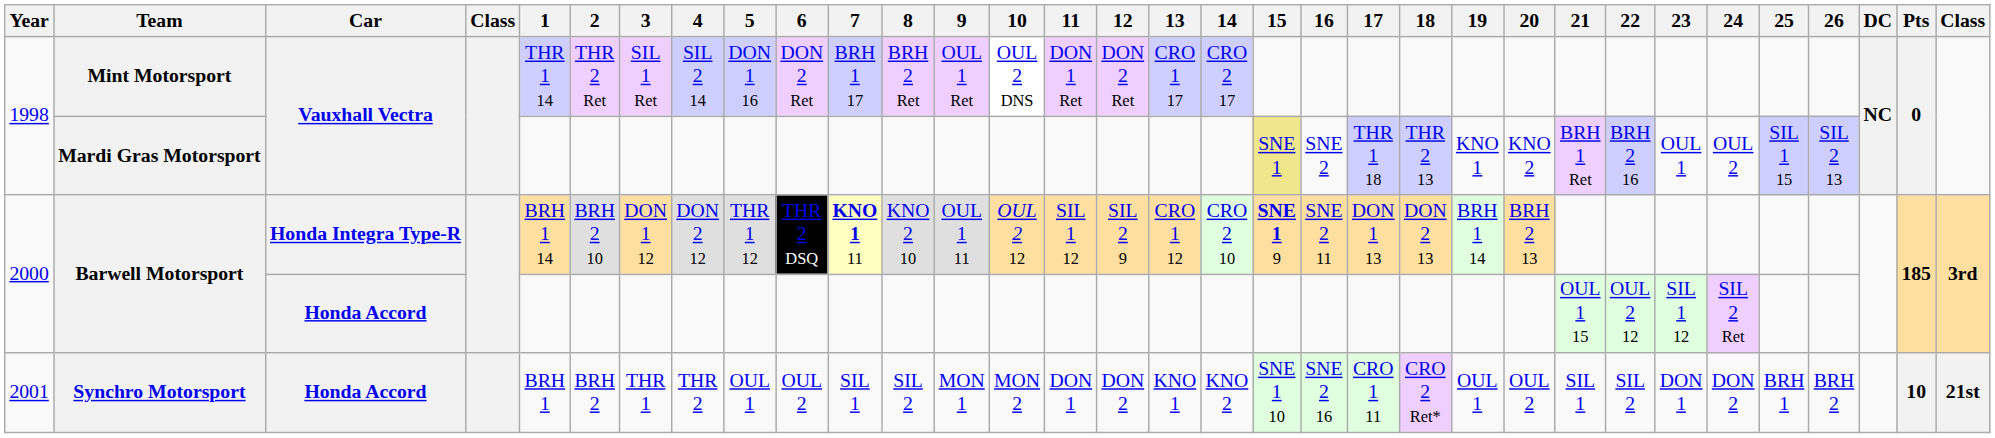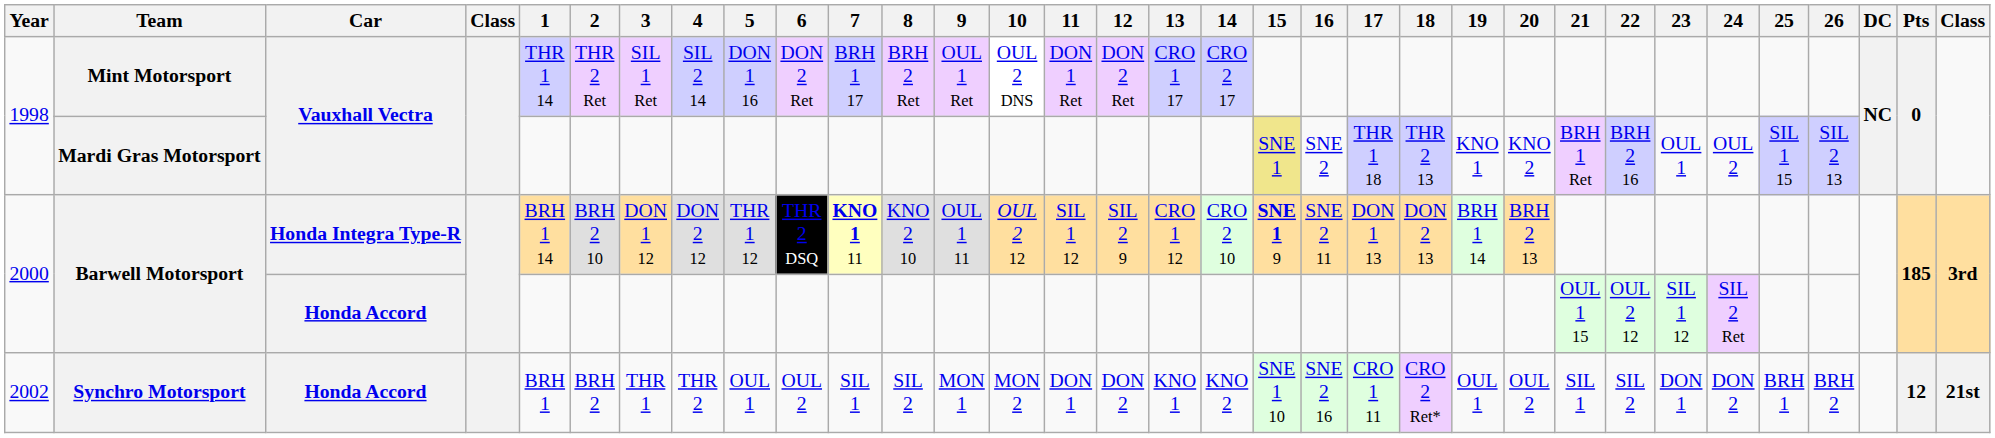(29, 391) 2001 -> (29, 391) 2002
(1916, 391) 10 -> (1916, 391) 12
